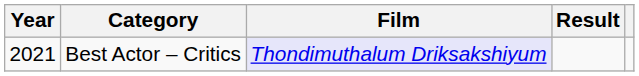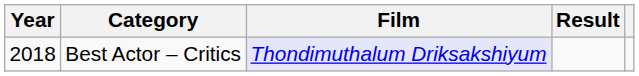(33, 53) 2021 -> (33, 53) 2018
